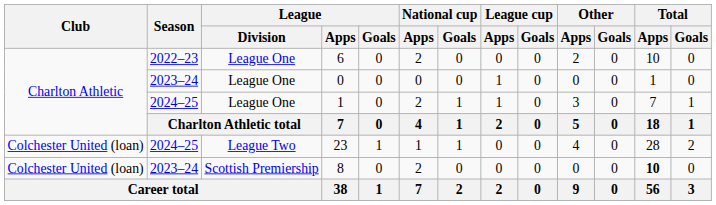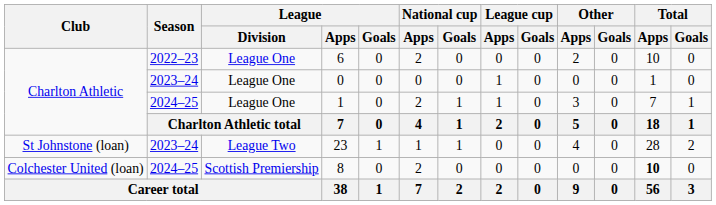(76, 146) Colchester United (loan) -> (76, 146) St Johnstone (loan)
(174, 146) 2024–25 -> (174, 146) 2023–24
(174, 168) 2023–24 -> (174, 168) 2024–25
